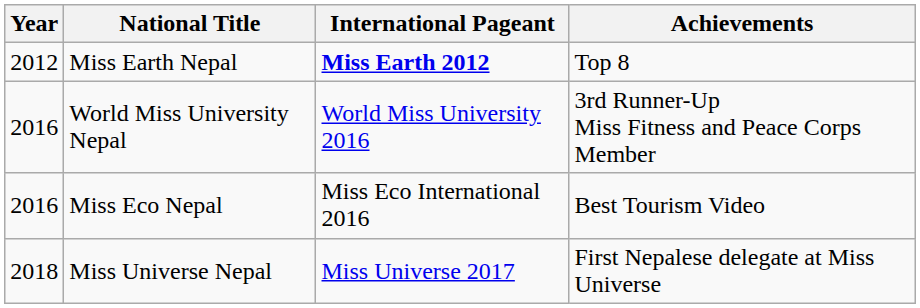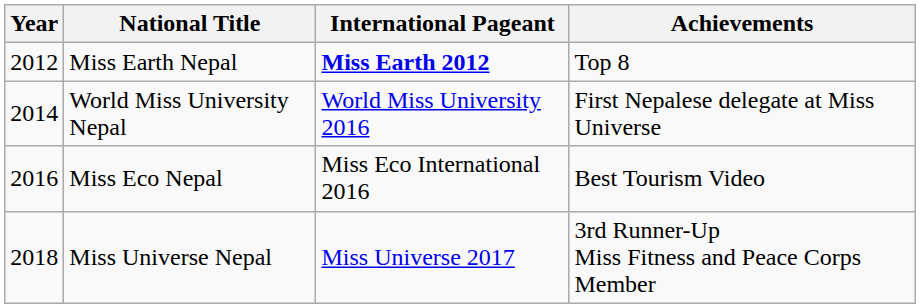(34, 126) 2016 -> (34, 113) 2014
(718, 126) 3rd Runner-Up Miss Fitness and Peace Corps Member -> (724, 113) First Nepalese delegate at Miss Universe
(724, 270) First Nepalese delegate at Miss Universe -> (718, 256) 3rd Runner-Up Miss Fitness and Peace Corps Member
